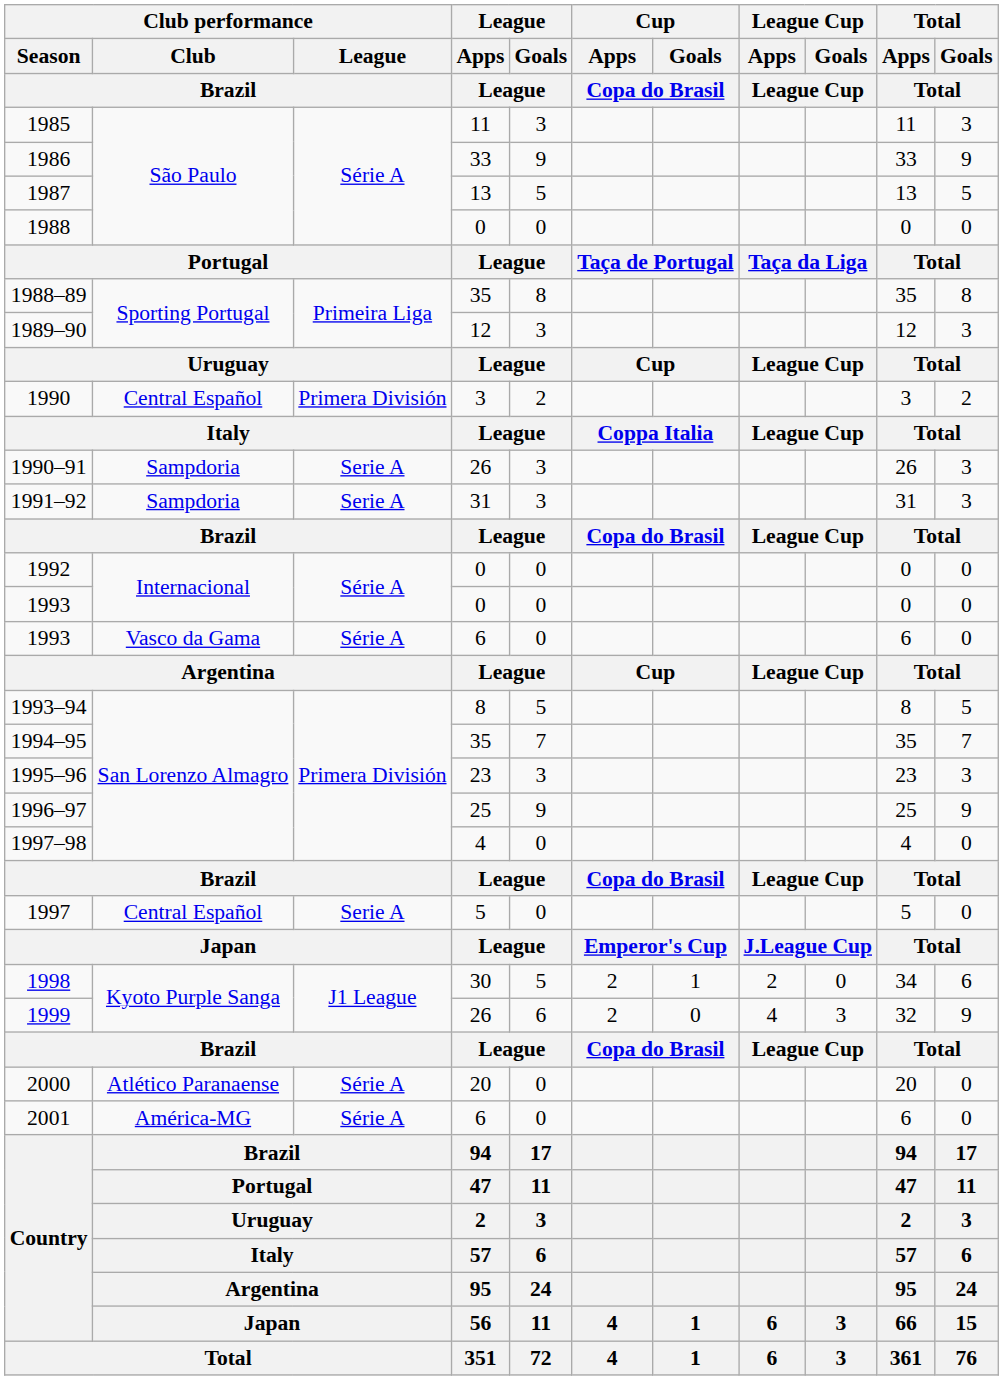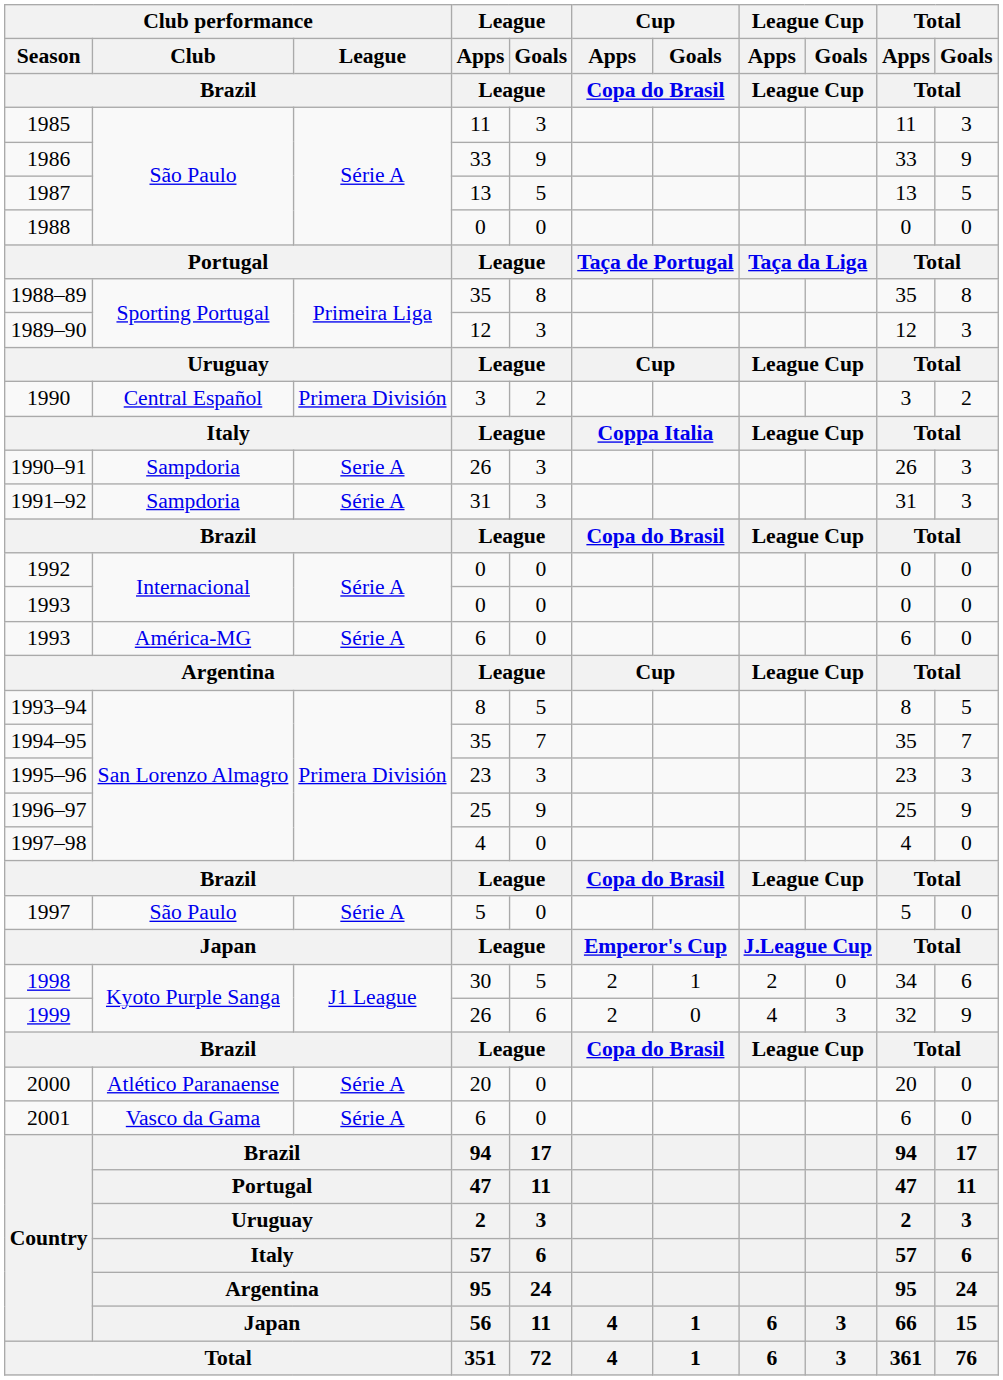(372, 501) Serie A -> (372, 501) Série A
(193, 638) Vasco da Gama -> (193, 638) América-MG
(193, 912) Central Español -> (193, 912) São Paulo
(372, 912) Serie A -> (372, 912) Série A
(193, 1117) América-MG -> (193, 1117) Vasco da Gama
